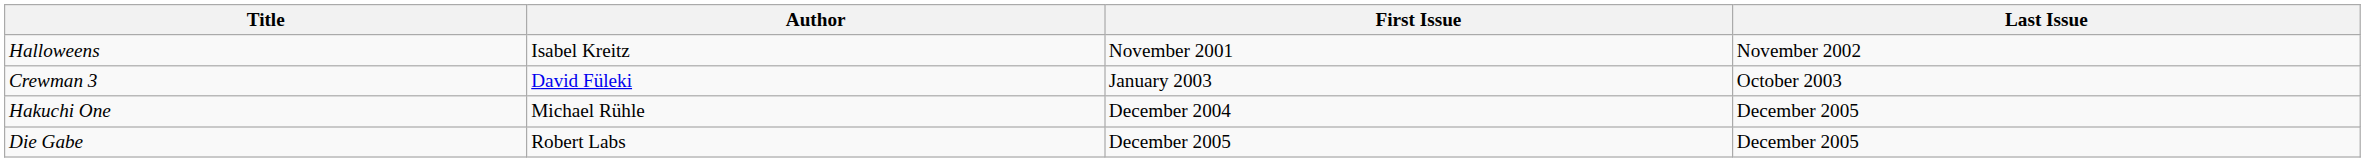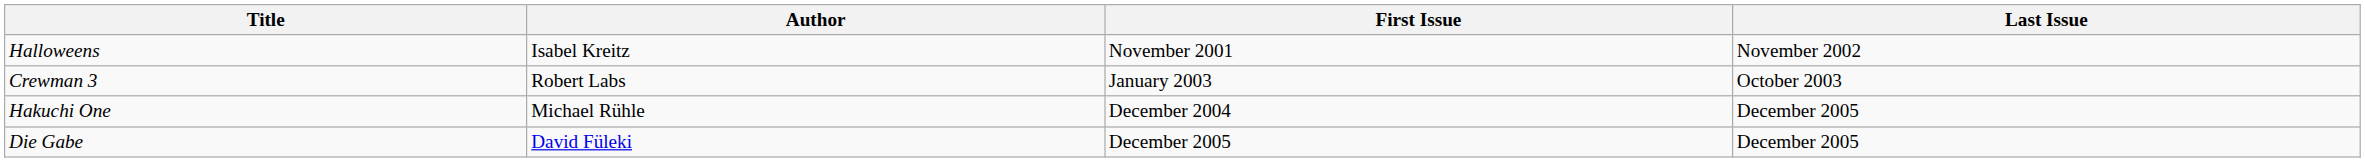(582, 80) David Füleki -> (578, 80) Robert Labs
(578, 141) Robert Labs -> (582, 141) David Füleki
